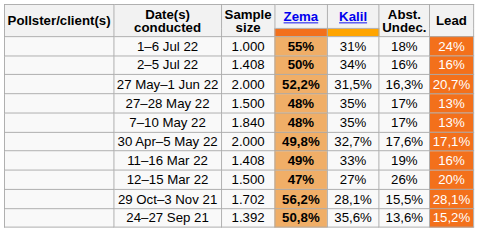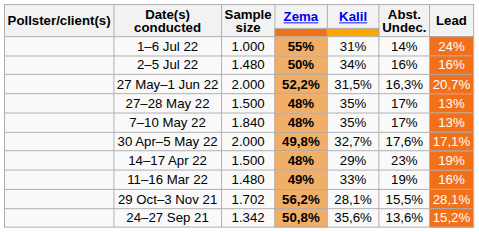(404, 46) 18% -> (404, 46) 14%
(248, 65) 1.408 -> (248, 65) 1.480
+ row: (168, 161)
(248, 161) 1.408 -> (248, 180) 1.480
- row: (168, 180)
(248, 218) 1.392 -> (248, 218) 1.342
